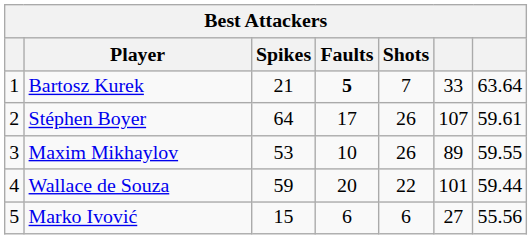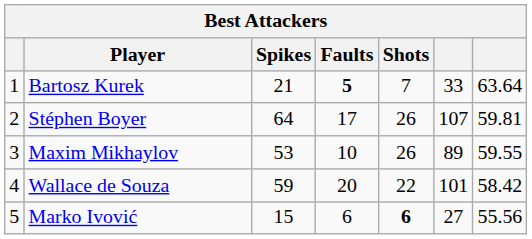(500, 119) 59.61 -> (500, 119) 59.81
(500, 185) 59.44 -> (500, 185) 58.42
(406, 217) normal -> (406, 217) bold
